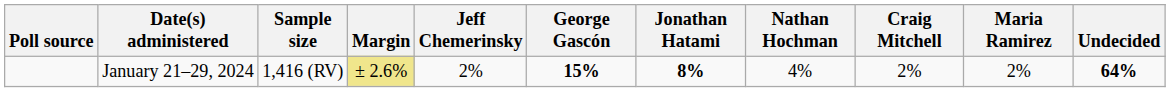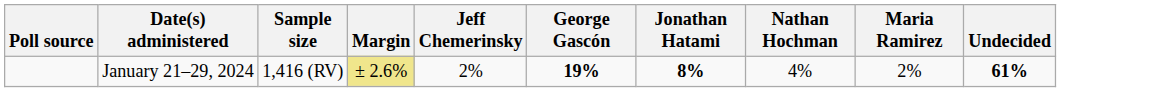- column: (909, 30)
(582, 71) 15% -> (582, 71) 19%
(1119, 71) 64% -> (1010, 71) 61%
